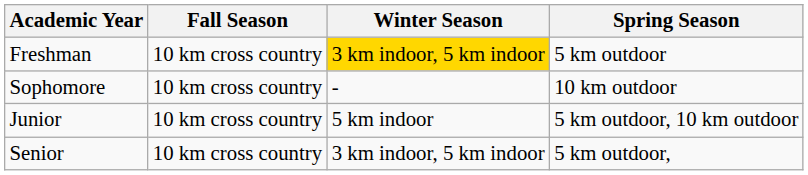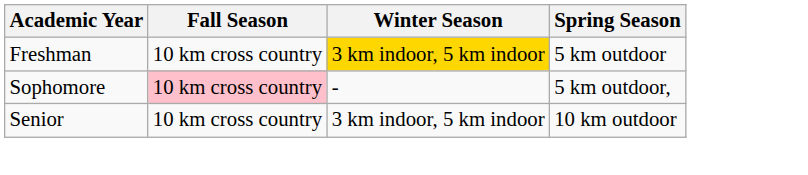(237, 86) no background -> (237, 86) pink background
(615, 86) 10 km outdoor -> (612, 86) 5 km outdoor,
- row: (35, 119)
(612, 152) 5 km outdoor, -> (615, 119) 10 km outdoor
